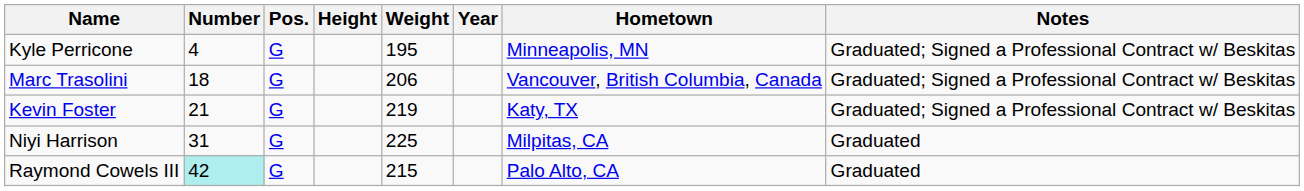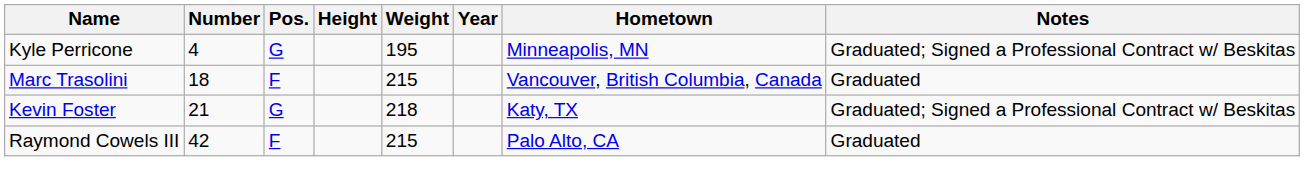(276, 79) G -> (275, 79) F
(402, 79) 206 -> (402, 79) 215
(1063, 79) Graduated; Signed a Professional Contract w/ Beskitas -> (876, 79) Graduated
(402, 110) 219 -> (402, 110) 218
- row: (63, 140)
(199, 170) paleturquoise background -> (199, 140) no background
(276, 170) G -> (275, 140) F
